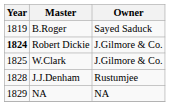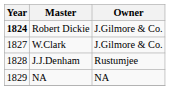- row: (49, 28)
(17, 61) 1825 -> (17, 45) 1827
